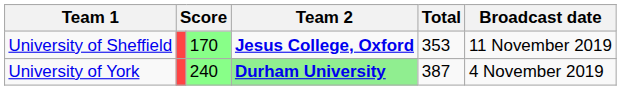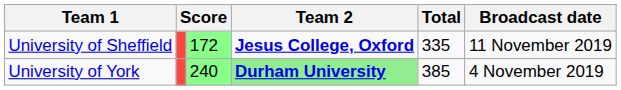(204, 44) 170 -> (204, 44) 172
(436, 44) 353 -> (436, 44) 335
(436, 71) 387 -> (436, 71) 385
